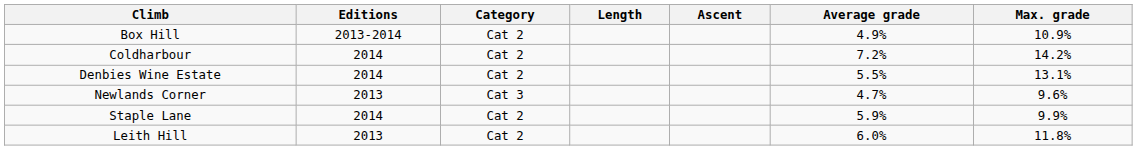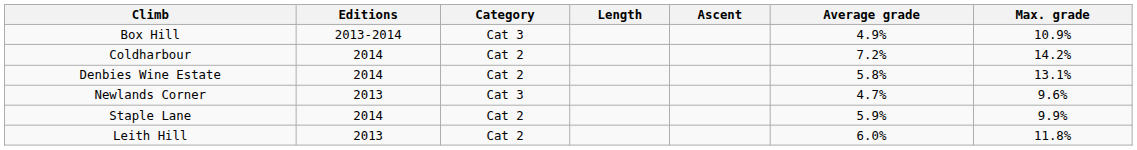(505, 35) Cat 2 -> (505, 35) Cat 3
(871, 75) 5.5% -> (871, 75) 5.8%
